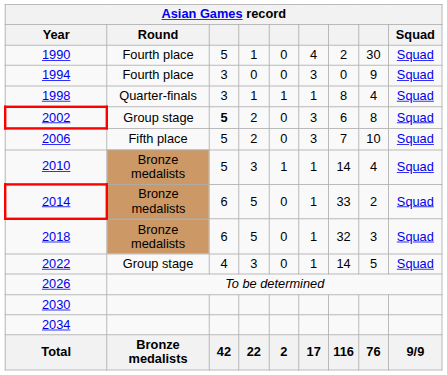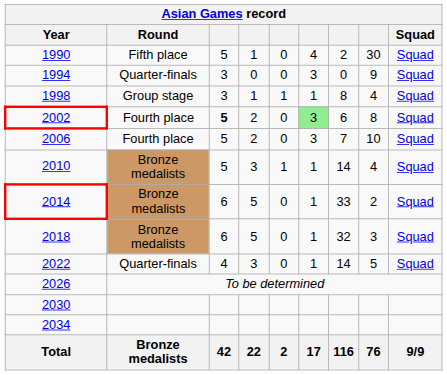(158, 55) Fourth place -> (158, 55) Fifth place
(158, 75) Fourth place -> (158, 75) Quarter-finals
(158, 96) Quarter-finals -> (158, 96) Group stage
(158, 117) Group stage -> (158, 117) Fourth place
(314, 117) no background -> (314, 117) lightgreen background
(158, 139) Fifth place -> (158, 139) Fourth place
(158, 264) Group stage -> (158, 264) Quarter-finals
